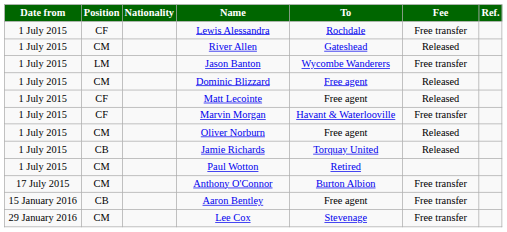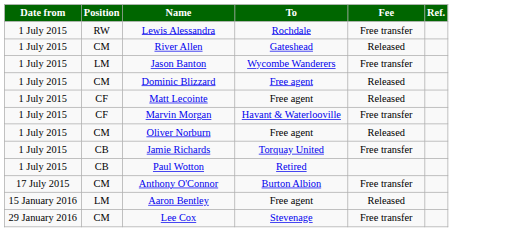- column: (149, 13)
(102, 30) CF -> (102, 30) RW
(441, 150) Released -> (386, 150) Free transfer
(102, 167) CM -> (102, 167) CB
(102, 201) CB -> (102, 201) LM
(441, 201) Free transfer -> (386, 201) Released
